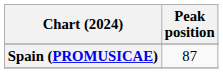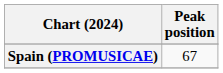(190, 56) 87 -> (190, 56) 67
